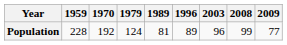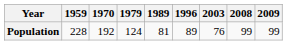(219, 31) 96 -> (219, 31) 76
(274, 31) 77 -> (274, 31) 99
